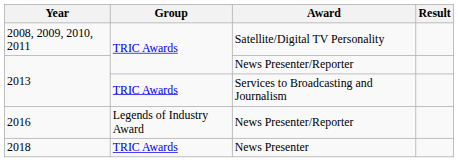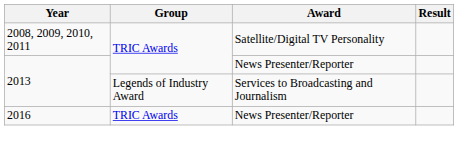(145, 90) TRIC Awards -> (160, 90) Legends of Industry Award
(160, 122) Legends of Industry Award -> (145, 115) TRIC Awards
- row: (19, 147)
